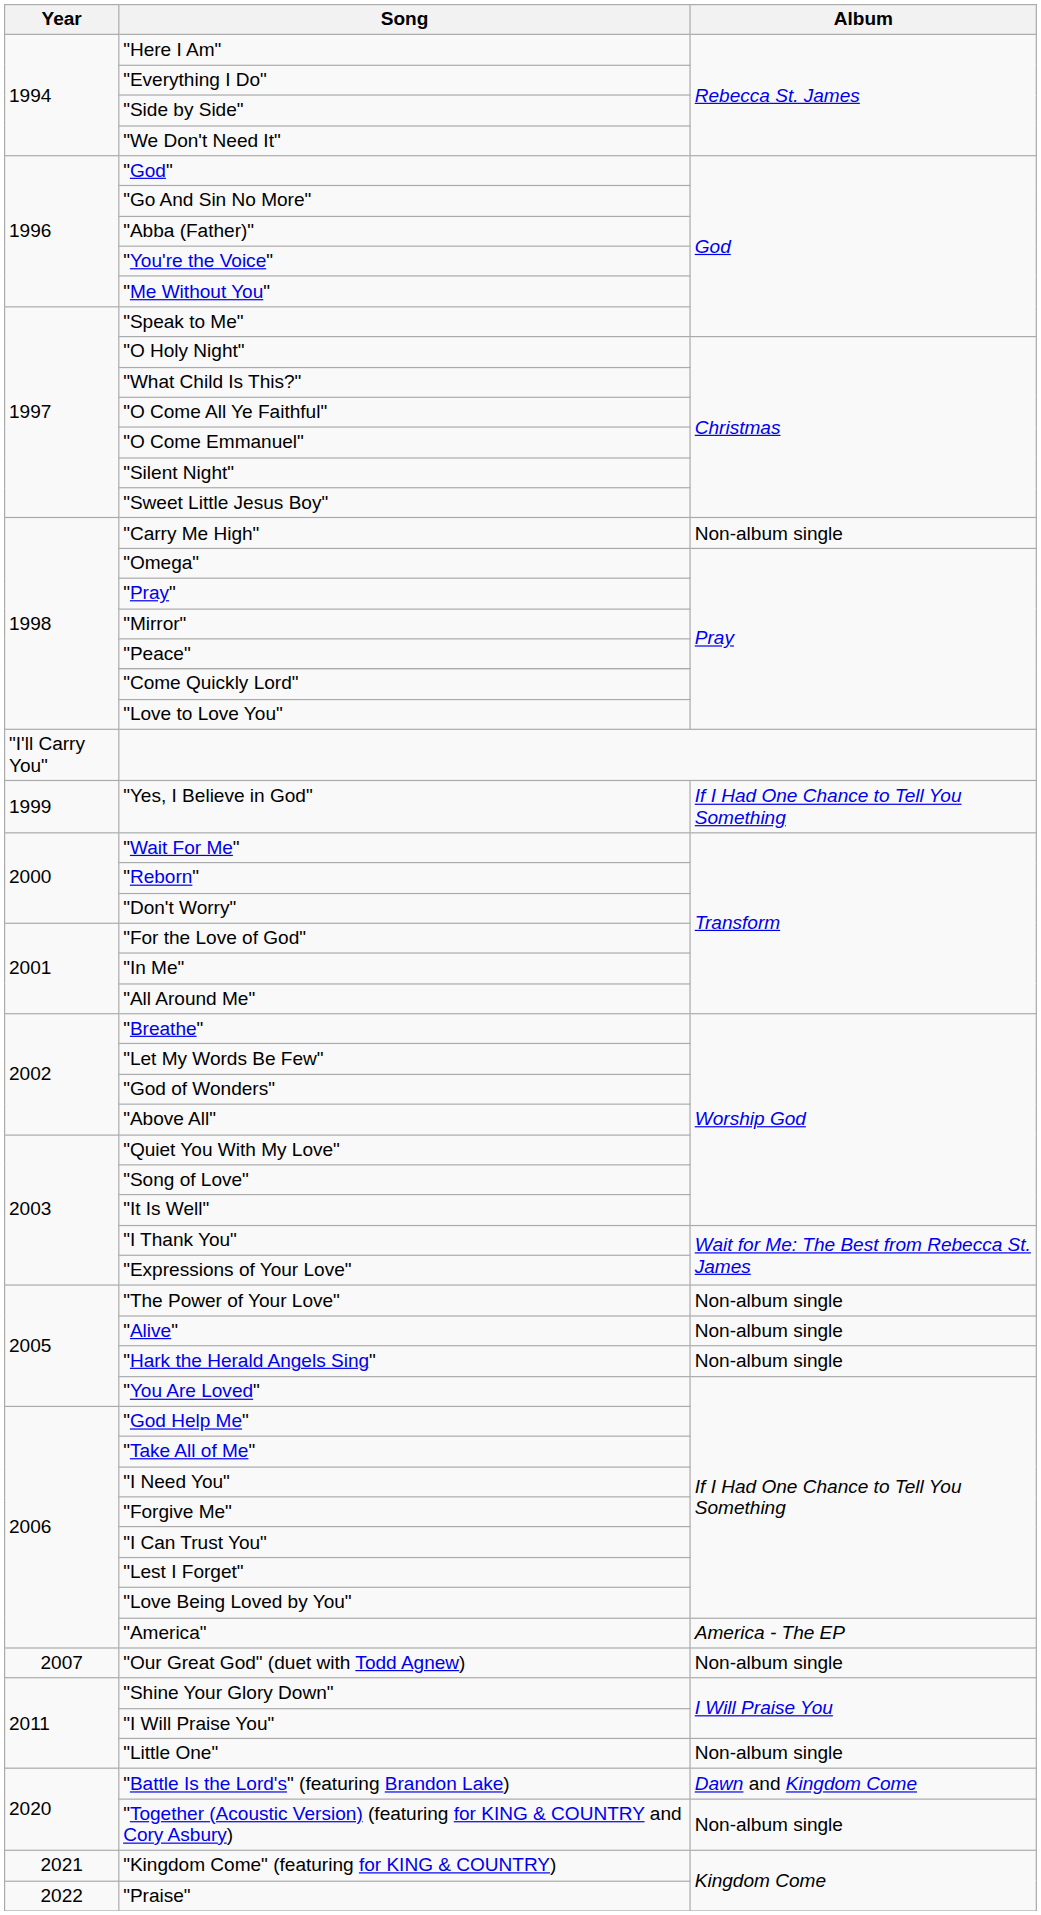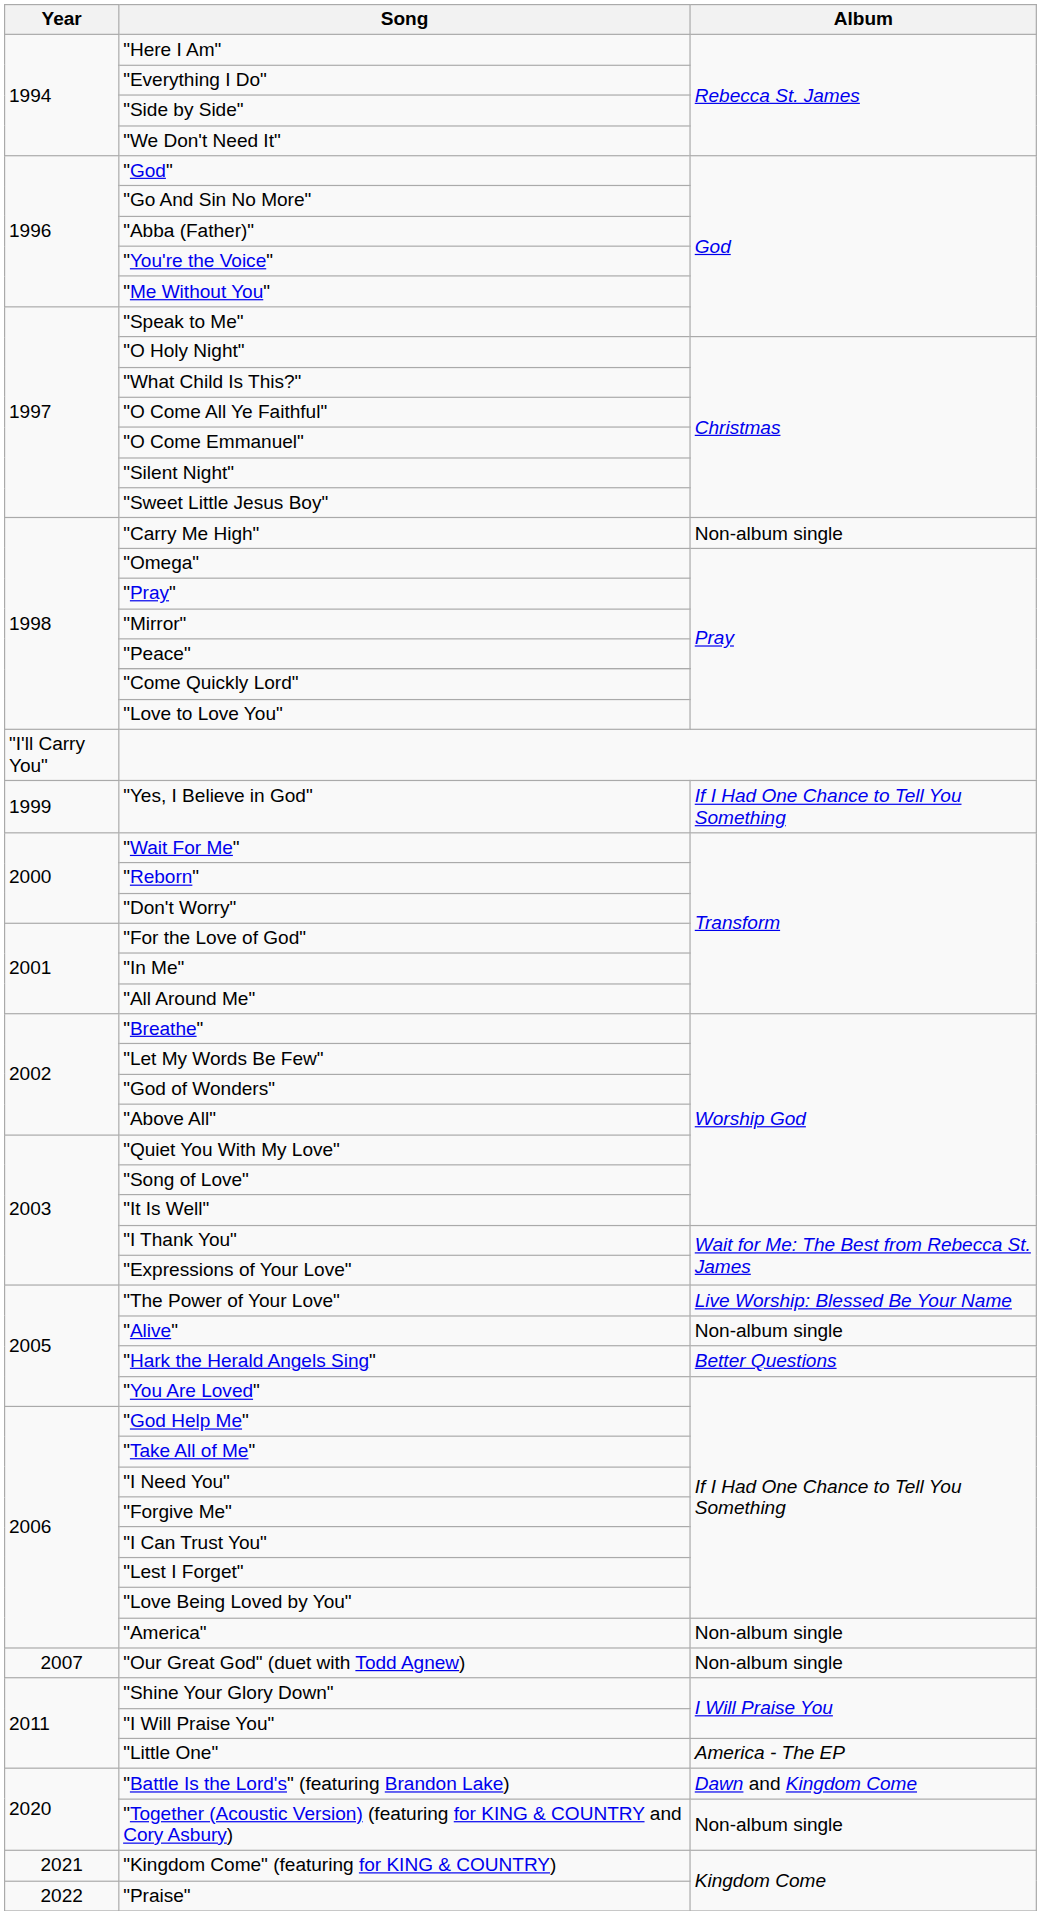(769, 1300) Non-album single -> (853, 1300) Live Worship: Blessed Be Your Name
(769, 1360) Non-album single -> (766, 1360) Better Questions
(770, 1632) America - The EP -> (769, 1632) Non-album single
(769, 1753) Non-album single -> (770, 1753) America - The EP
